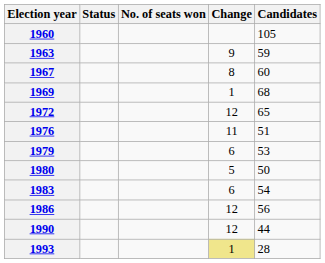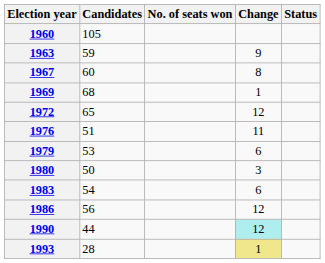columns swapped: (287, 14) <-> (99, 14)
(232, 170) 5 -> (258, 170) 3
(232, 229) no background -> (258, 229) paleturquoise background
